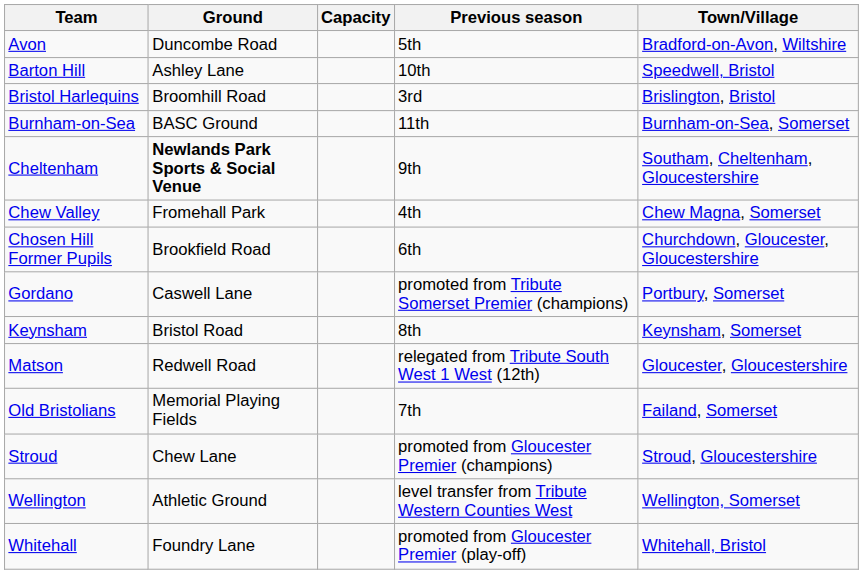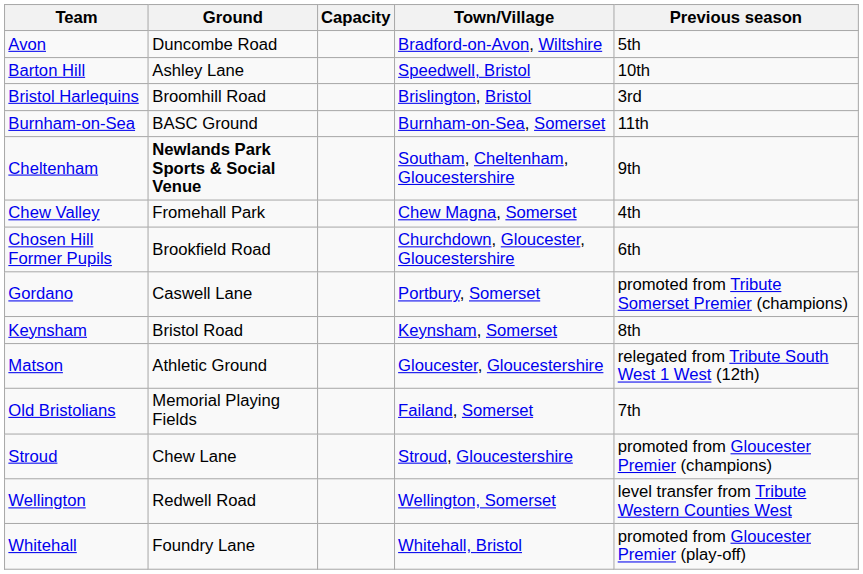columns swapped: (748, 17) <-> (516, 17)
(204, 365) Redwell Road -> (210, 365) Athletic Ground
(210, 501) Athletic Ground -> (204, 501) Redwell Road
